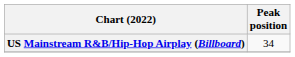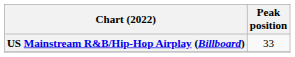(268, 43) 34 -> (268, 43) 33
